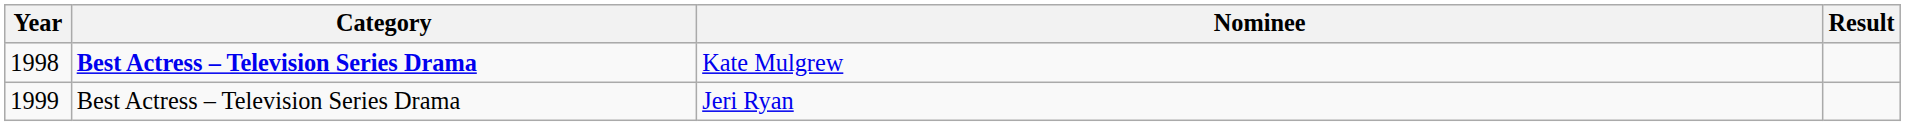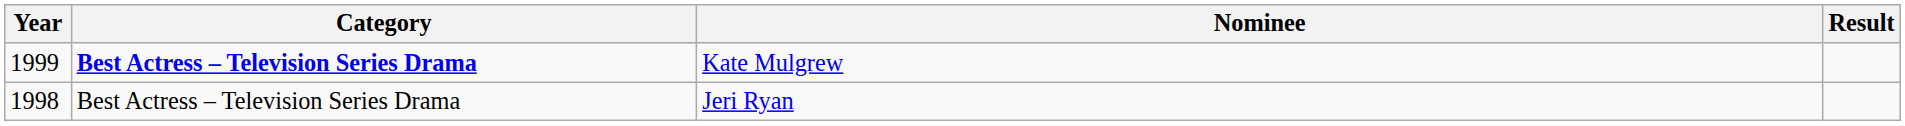(35, 62) 1998 -> (35, 62) 1999
(35, 100) 1999 -> (35, 100) 1998
